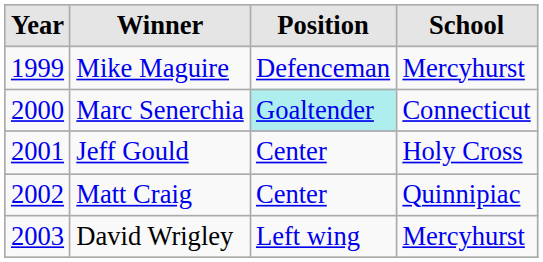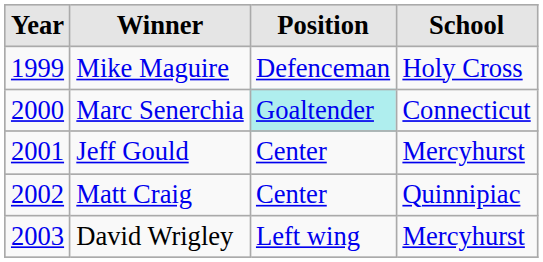(464, 67) Mercyhurst -> (463, 67) Holy Cross
(463, 151) Holy Cross -> (464, 151) Mercyhurst
